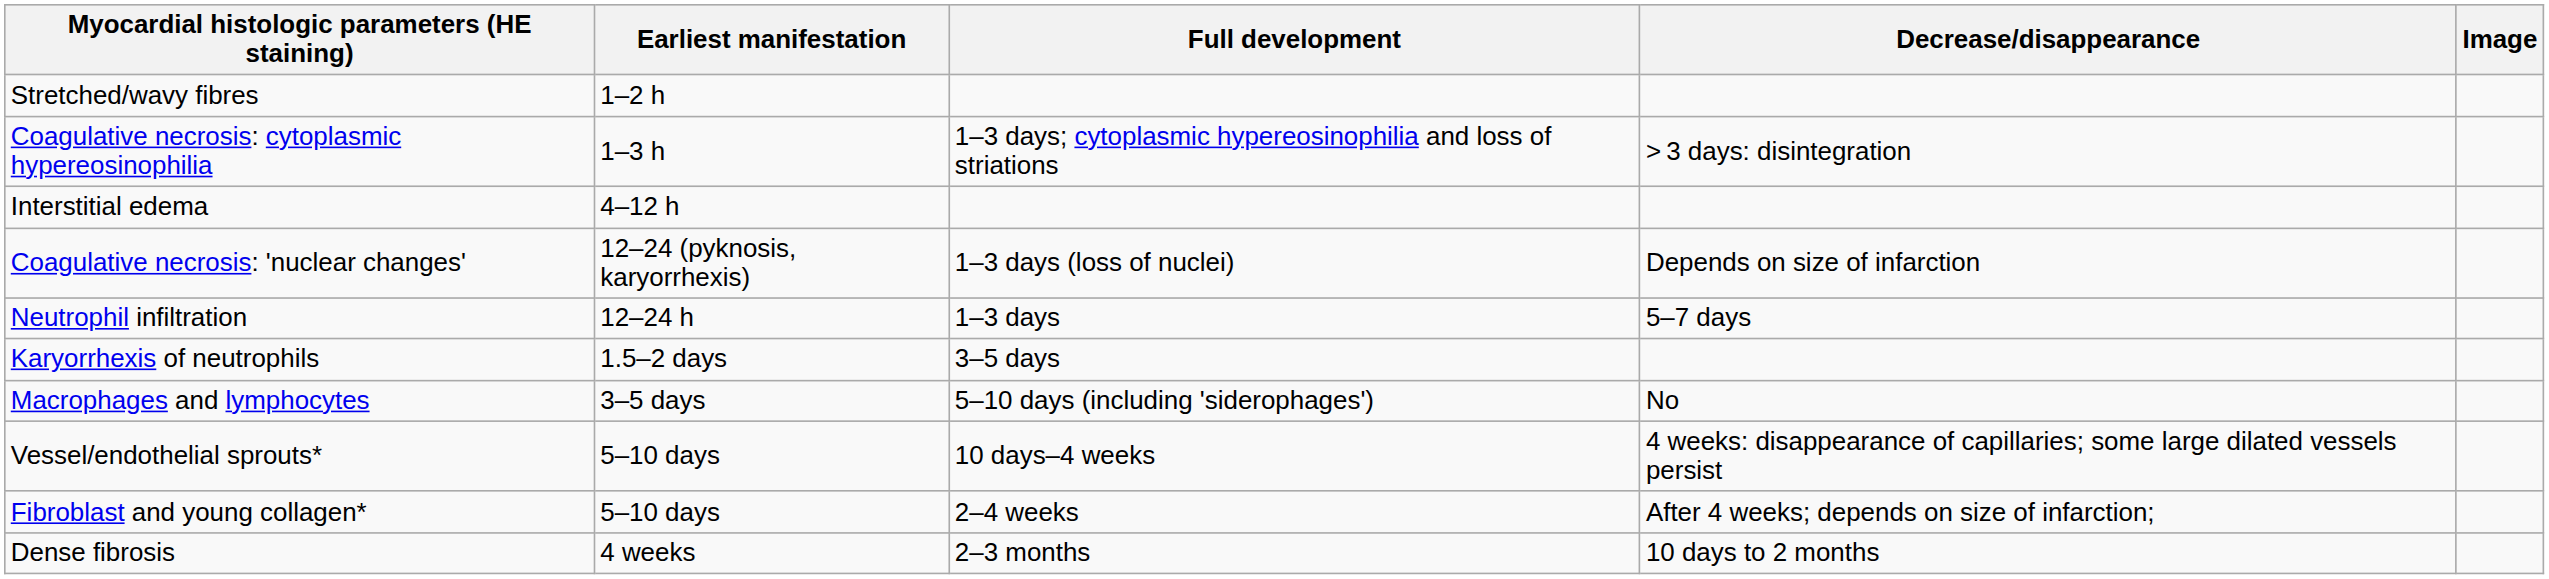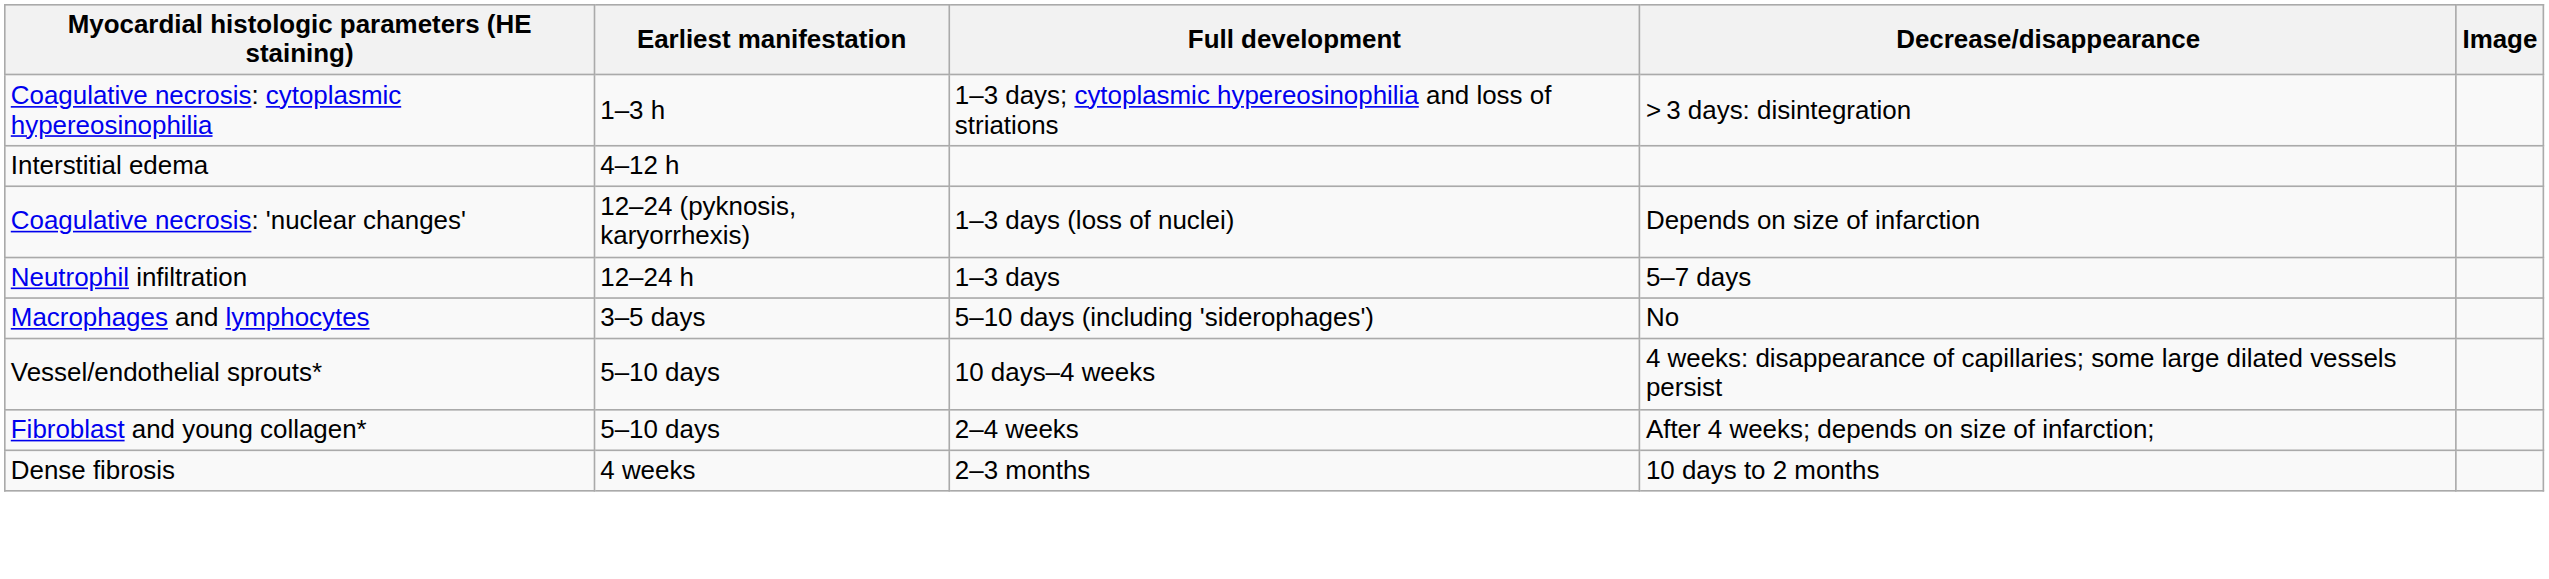- row: (135, 95)
- row: (165, 359)
